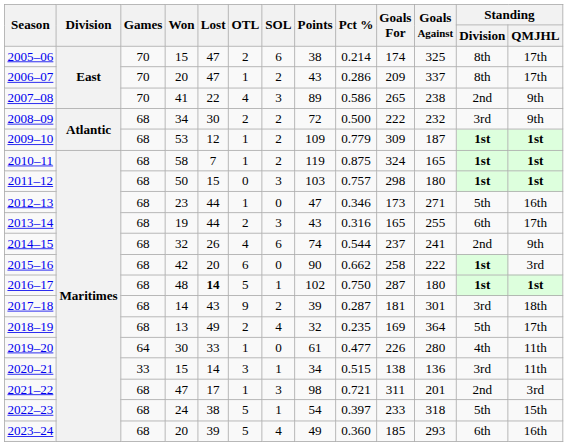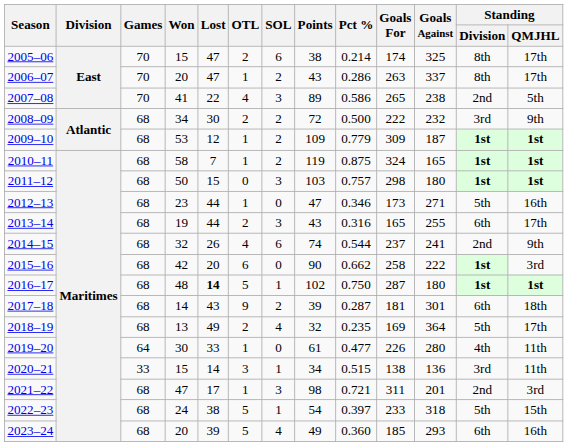(395, 77) 209 -> (395, 77) 263
(535, 98) 9th -> (535, 98) 5th
(482, 306) 3rd -> (482, 306) 6th
